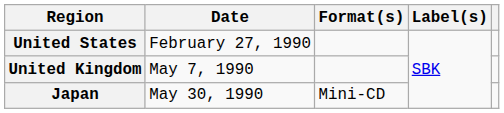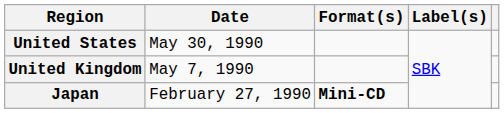(230, 43) February 27, 1990 -> (206, 43) May 30, 1990
(206, 95) May 30, 1990 -> (230, 95) February 27, 1990
(352, 95) normal -> (352, 95) bold
